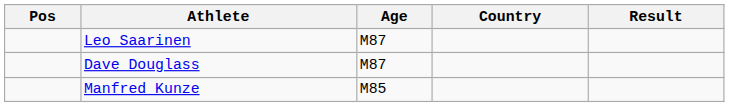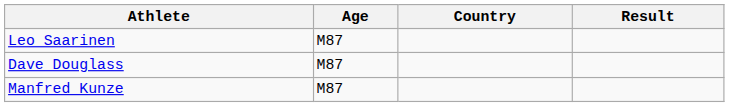- column: (42, 17)
(373, 89) M85 -> (330, 89) M87
